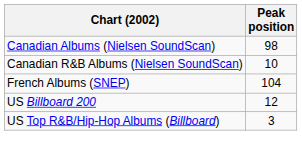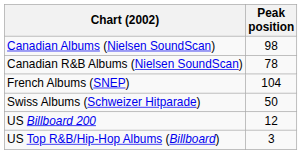(271, 64) 10 -> (271, 64) 78
+ row: (104, 102)
